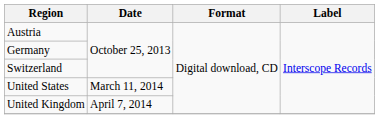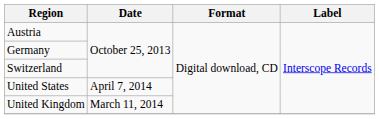(127, 86) March 11, 2014 -> (121, 86) April 7, 2014
(121, 104) April 7, 2014 -> (127, 104) March 11, 2014
